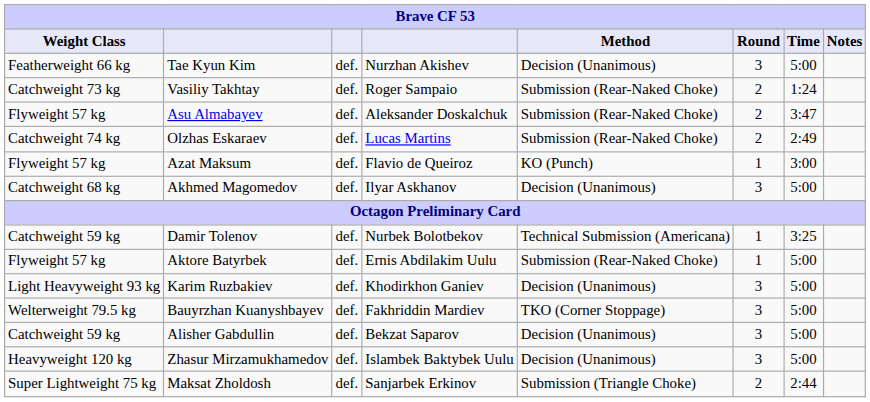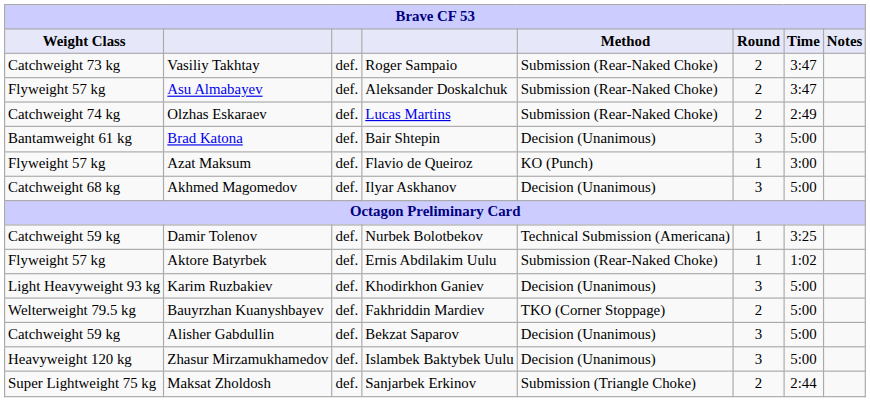- row: (211, 65)
(803, 89) 1:24 -> (803, 65) 3:47
+ row: (205, 138)
(803, 261) 5:00 -> (803, 261) 1:02
(759, 310) 3 -> (759, 310) 2
